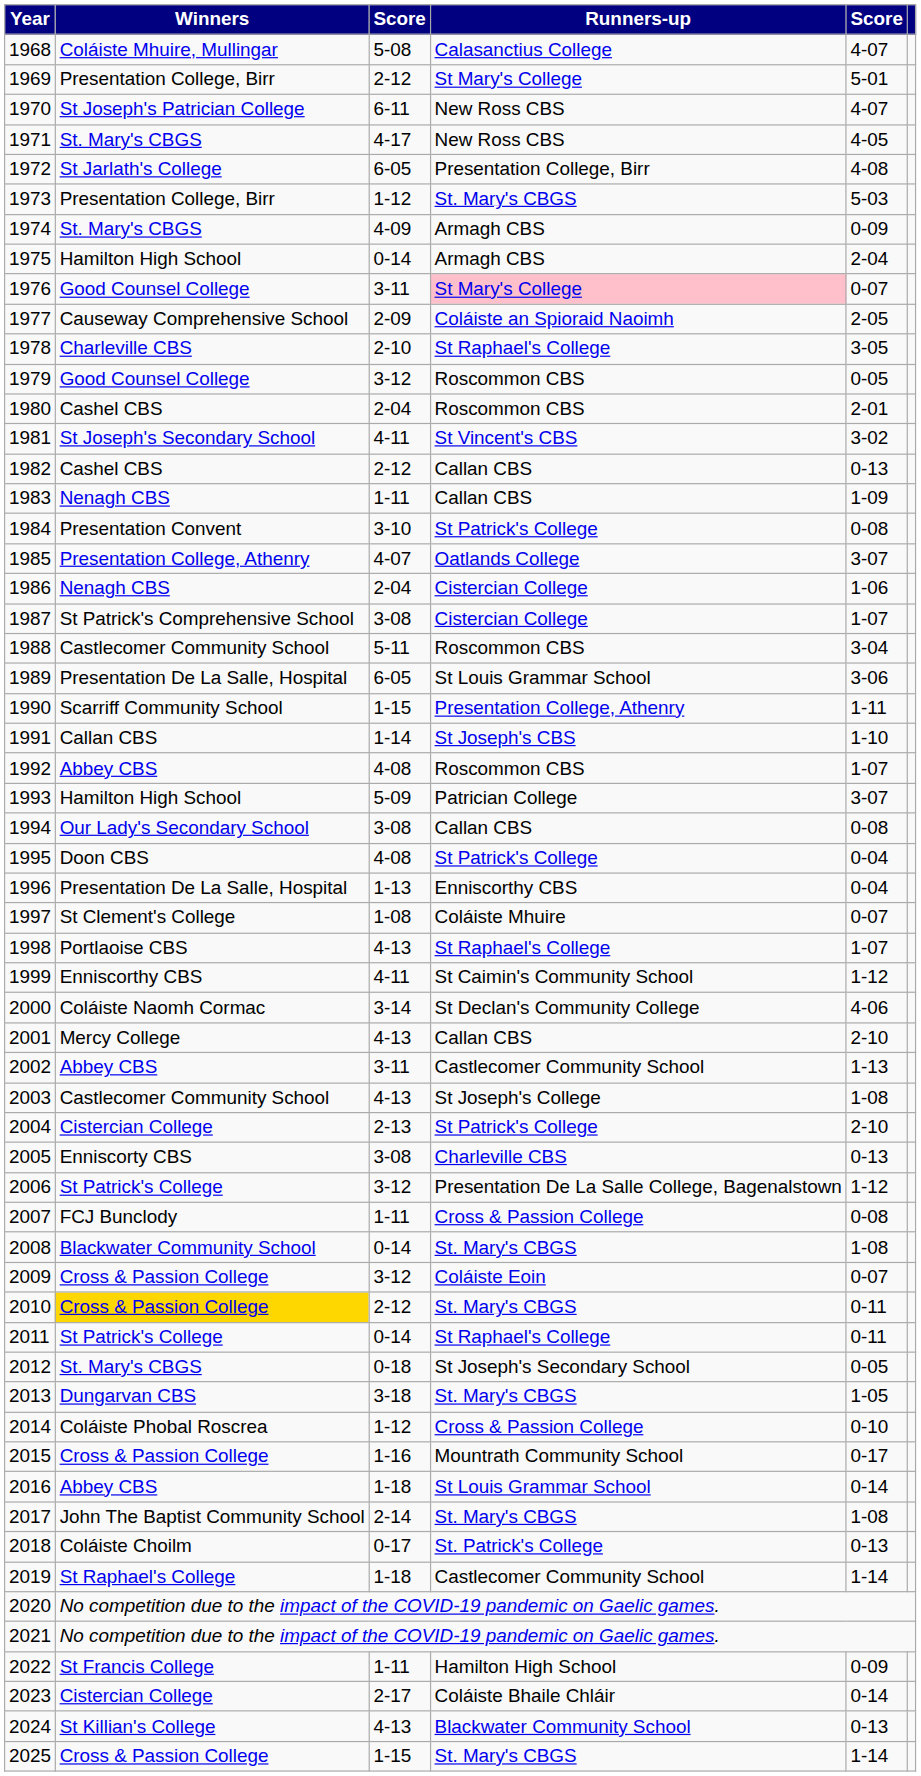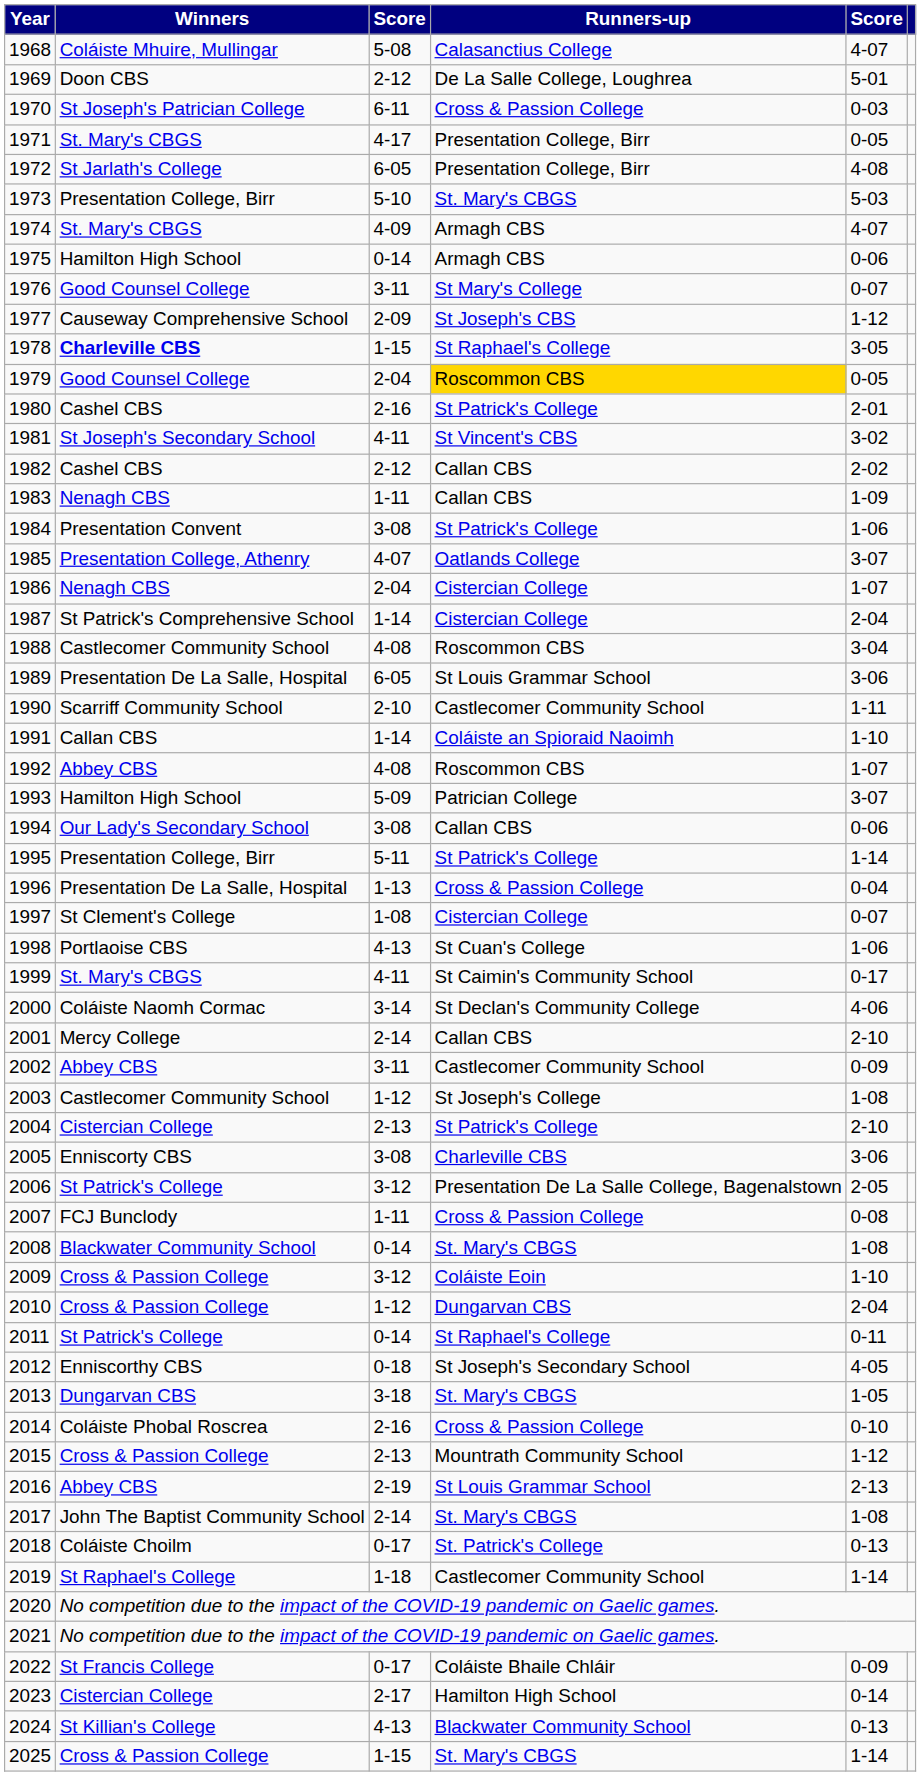(167, 79) Presentation College, Birr -> (104, 79) Doon CBS
(508, 79) St Mary's College -> (563, 79) De La Salle College, Loughrea
(500, 109) New Ross CBS -> (539, 109) Cross & Passion College
(869, 109) 4-07 -> (869, 109) 0-03
(500, 139) New Ross CBS -> (542, 139) Presentation College, Birr
(869, 139) 4-05 -> (869, 139) 0-05
(392, 199) 1-12 -> (392, 199) 5-10
(869, 229) 0-09 -> (869, 229) 4-07
(869, 259) 2-04 -> (869, 259) 0-06
(508, 288) pink background -> (508, 288) no background
(554, 318) Coláiste an Spioraid Naoimh -> (505, 318) St Joseph's CBS
(869, 318) 2-05 -> (869, 318) 1-12
(126, 348) normal -> (130, 348) bold
(392, 348) 2-10 -> (392, 348) 1-15
(392, 378) 3-12 -> (392, 378) 2-04
(510, 378) no background -> (510, 378) gold background
(392, 408) 2-04 -> (392, 408) 2-16
(510, 408) Roscommon CBS -> (516, 408) St Patrick's College
(869, 468) 0-13 -> (869, 468) 2-02
(392, 528) 3-10 -> (392, 528) 3-08
(869, 528) 0-08 -> (869, 528) 1-06
(869, 588) 1-06 -> (869, 588) 1-07
(392, 618) 3-08 -> (392, 618) 1-14
(869, 618) 1-07 -> (869, 618) 2-04
(392, 648) 5-11 -> (392, 648) 4-08
(392, 708) 1-15 -> (392, 708) 2-10
(559, 708) Presentation College, Athenry -> (569, 708) Castlecomer Community School
(505, 738) St Joseph's CBS -> (554, 738) Coláiste an Spioraid Naoimh
(869, 827) 0-08 -> (869, 827) 0-06
(104, 857) Doon CBS -> (167, 857) Presentation College, Birr
(392, 857) 4-08 -> (392, 857) 5-11
(869, 857) 0-04 -> (869, 857) 1-14
(506, 887) Enniscorthy CBS -> (539, 887) Cross & Passion College
(500, 917) Coláiste Mhuire -> (511, 917) Cistercian College
(522, 947) St Raphael's College -> (510, 947) St Cuan's College
(869, 947) 1-07 -> (869, 947) 1-06
(131, 977) Enniscorthy CBS -> (131, 977) St. Mary's CBGS
(869, 977) 1-12 -> (869, 977) 0-17
(392, 1037) 4-13 -> (392, 1037) 2-14
(869, 1067) 1-13 -> (869, 1067) 0-09
(392, 1097) 4-13 -> (392, 1097) 1-12
(869, 1157) 0-13 -> (869, 1157) 3-06
(869, 1187) 1-12 -> (869, 1187) 2-05
(869, 1277) 0-07 -> (869, 1277) 1-10
(164, 1306) gold background -> (164, 1306) no background
(392, 1306) 2-12 -> (392, 1306) 1-12
(506, 1306) St. Mary's CBGS -> (503, 1306) Dungarvan CBS
(869, 1306) 0-11 -> (869, 1306) 2-04
(131, 1366) St. Mary's CBGS -> (131, 1366) Enniscorthy CBS
(869, 1366) 0-05 -> (869, 1366) 4-05
(392, 1426) 1-12 -> (392, 1426) 2-16
(392, 1456) 1-16 -> (392, 1456) 2-13
(869, 1456) 0-17 -> (869, 1456) 1-12
(392, 1486) 1-18 -> (392, 1486) 2-19
(869, 1486) 0-14 -> (869, 1486) 2-13
(392, 1666) 1-11 -> (392, 1666) 0-17
(525, 1666) Hamilton High School -> (525, 1666) Coláiste Bhaile Chláir
(525, 1696) Coláiste Bhaile Chláir -> (525, 1696) Hamilton High School
